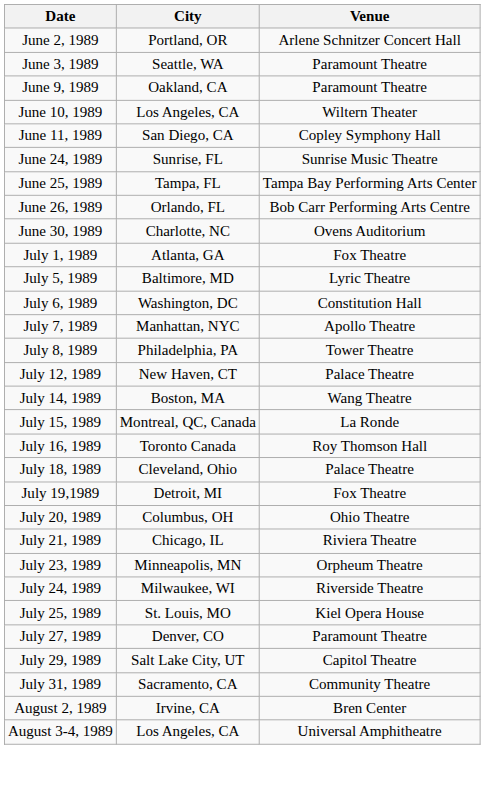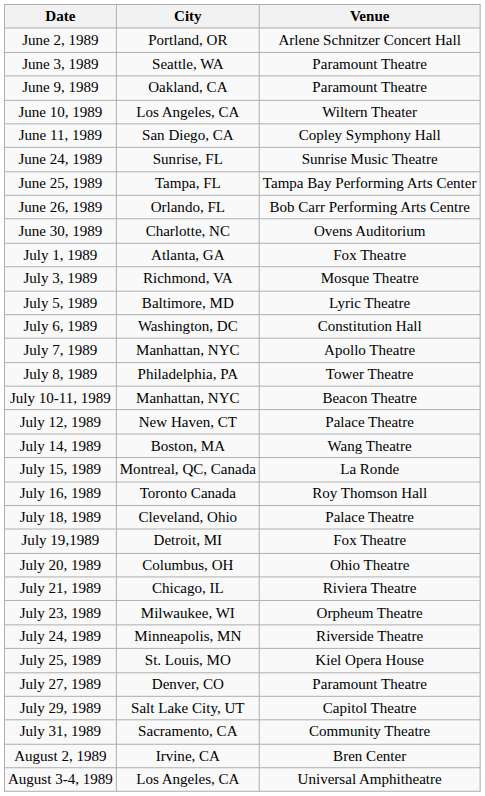+ row: (60, 278)
+ row: (60, 398)
(188, 565) Minneapolis, MN -> (188, 612) Milwaukee, WI
(188, 588) Milwaukee, WI -> (188, 636) Minneapolis, MN
